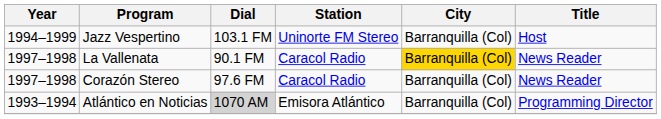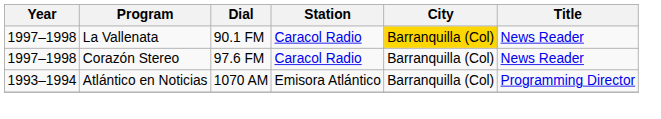- row: (131, 37)
(241, 102) lightgrey background -> (241, 80) no background
